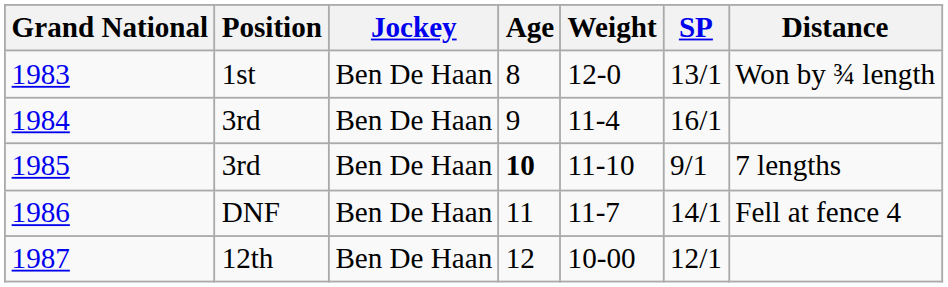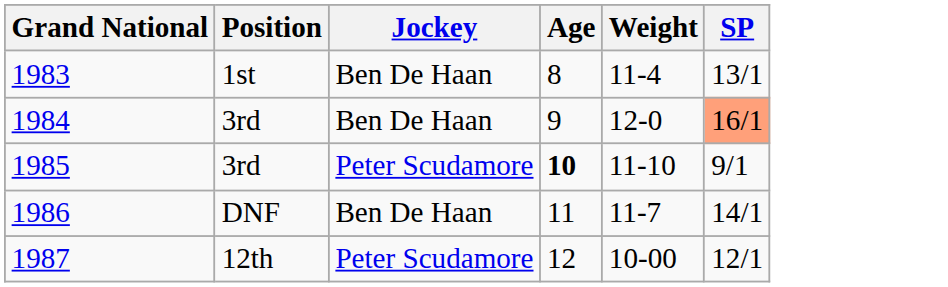- column: (835, 27)
(594, 73) 12-0 -> (635, 73) 11-4
(594, 119) 11-4 -> (636, 119) 12-0
(696, 119) no background -> (737, 119) lightsalmon background
(414, 166) Ben De Haan -> (434, 166) Peter Scudamore
(414, 258) Ben De Haan -> (434, 258) Peter Scudamore
